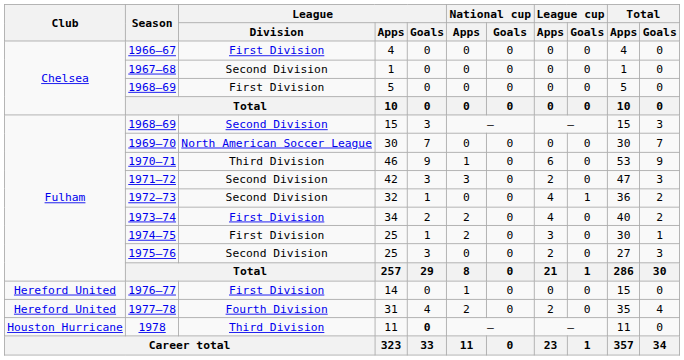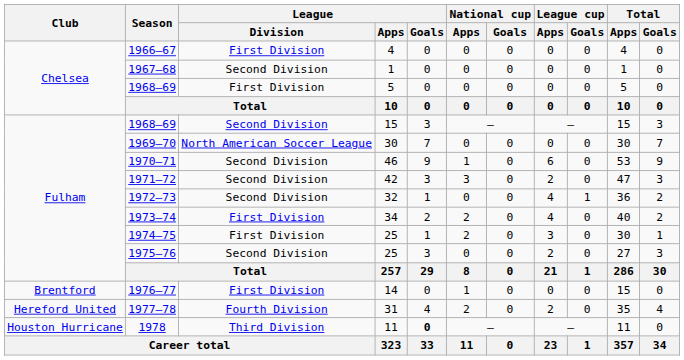(277, 161) Third Division -> (277, 161) Second Division
(65, 290) Hereford United -> (65, 290) Brentford
